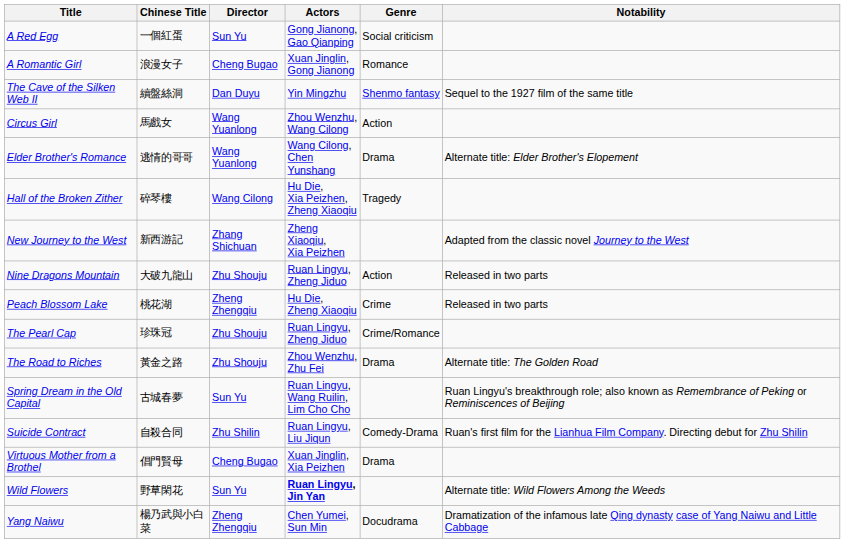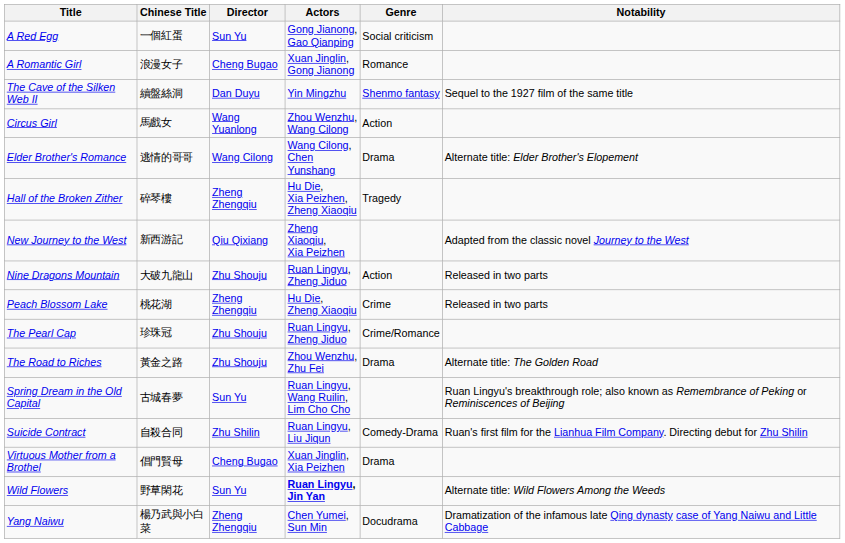(234, 158) Wang Yuanlong -> (243, 158) Wang Cilong
(243, 199) Wang Cilong -> (234, 199) Zheng Zhengqiu
(234, 240) Zhang Shichuan -> (240, 240) Qiu Qixiang
